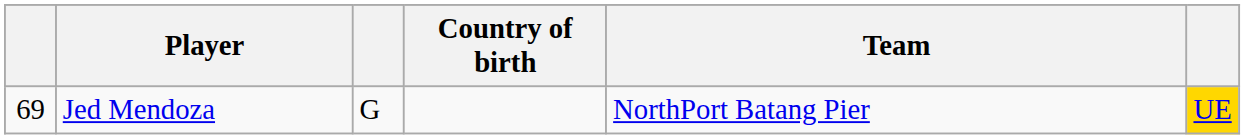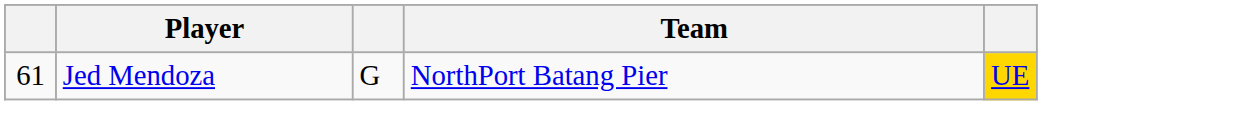- column: (505, 45)
(31, 109) 69 -> (31, 75) 61
